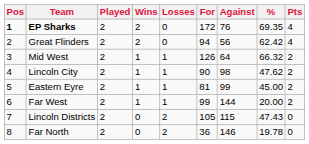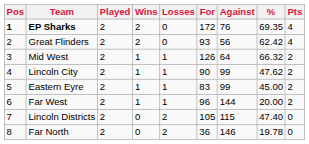(205, 41) 94 -> (205, 41) 93
(225, 71) 98 -> (225, 71) 99
(205, 86) 81 -> (205, 86) 83
(205, 101) 99 -> (205, 101) 96
(271, 116) 47.43 -> (271, 116) 47.40
